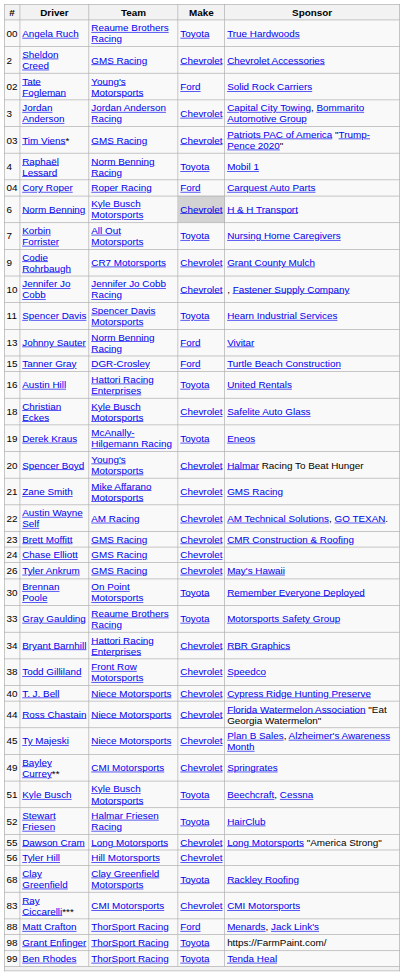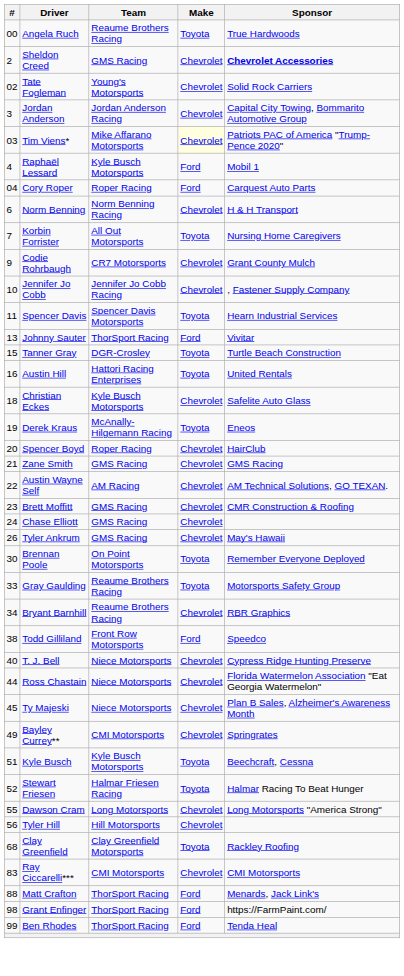(276, 60) normal -> (280, 60) bold
(190, 87) Ford -> (201, 87) Chevrolet
(119, 140) GMS Racing -> (121, 140) Mike Affarano Motorsports
(201, 140) no background -> (201, 140) lightyellow background
(123, 167) Norm Benning Racing -> (117, 167) Kyle Busch Motorsports
(195, 167) Toyota -> (190, 167) Ford
(117, 209) Kyle Busch Motorsports -> (123, 209) Norm Benning Racing
(201, 209) lightgrey background -> (201, 209) no background
(123, 343) Norm Benning Racing -> (130, 337) ThorSport Racing
(190, 364) Ford -> (195, 353) Toyota
(117, 465) Young's Motorsports -> (121, 449) Roper Racing
(295, 465) Halmar Racing To Beat Hunger -> (246, 449) HairClub
(121, 492) Mike Affarano Motorsports -> (119, 464) GMS Racing
(123, 646) Hattori Racing Enterprises -> (130, 612) Reaume Brothers Racing
(201, 672) Chevrolet -> (190, 639) Ford
(246, 821) HairClub -> (295, 788) Halmar Racing To Beat Hunger
(195, 943) Toyota -> (190, 910) Ford
(195, 958) Toyota -> (190, 925) Ford
